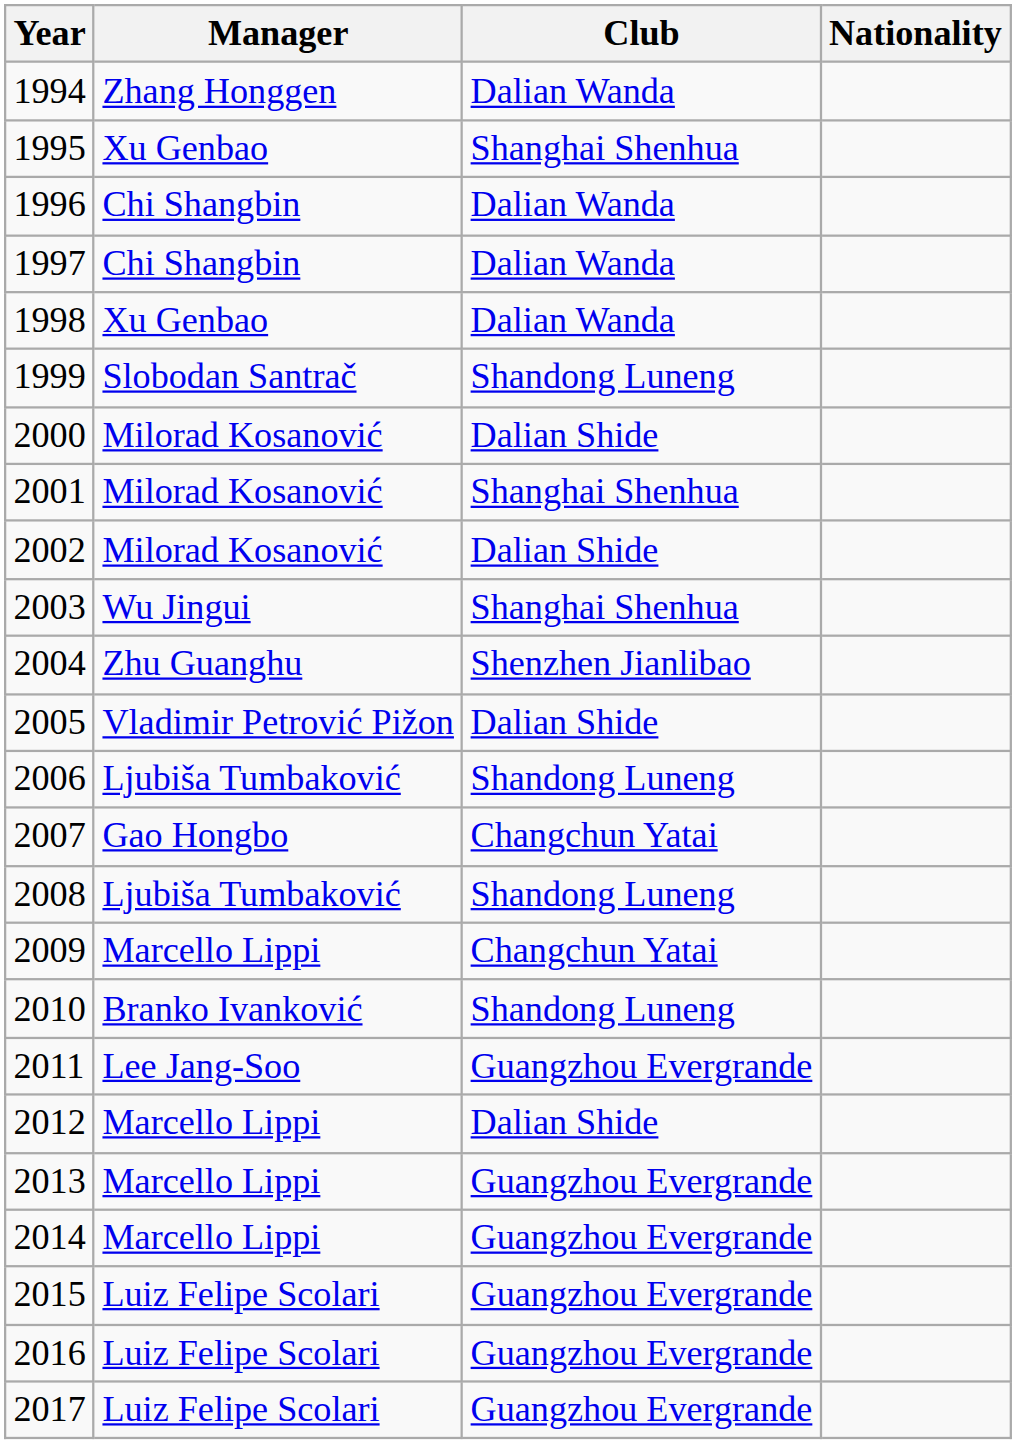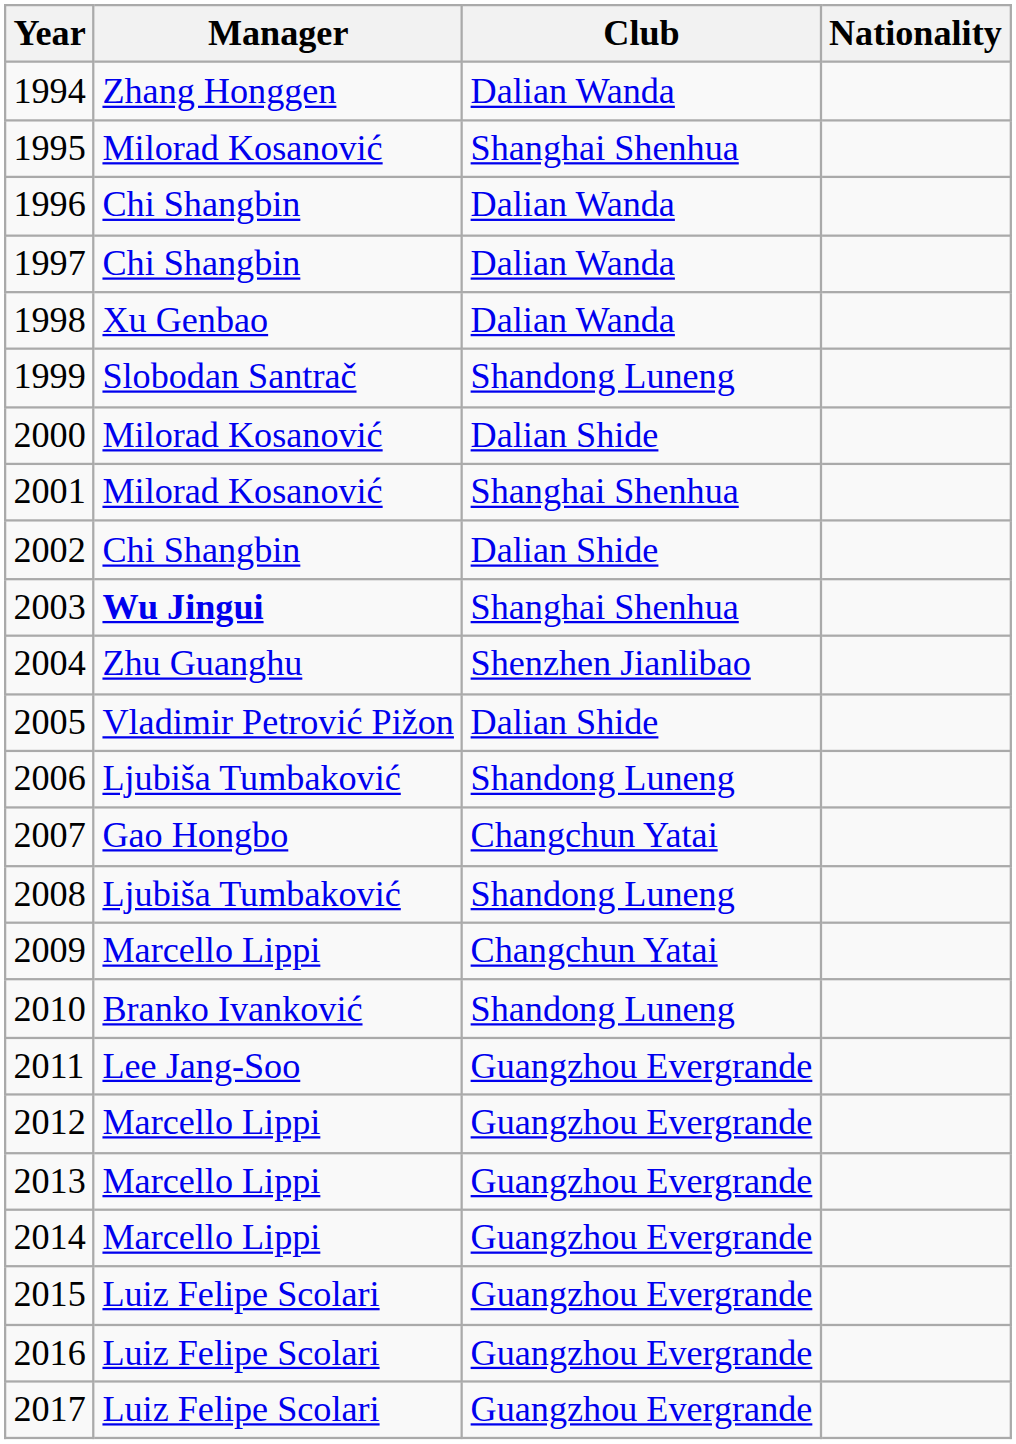(185, 147) Xu Genbao -> (243, 147) Milorad Kosanović
(243, 549) Milorad Kosanović -> (201, 549) Chi Shangbin
(177, 606) normal -> (183, 606) bold
(565, 1122) Dalian Shide -> (641, 1122) Guangzhou Evergrande
